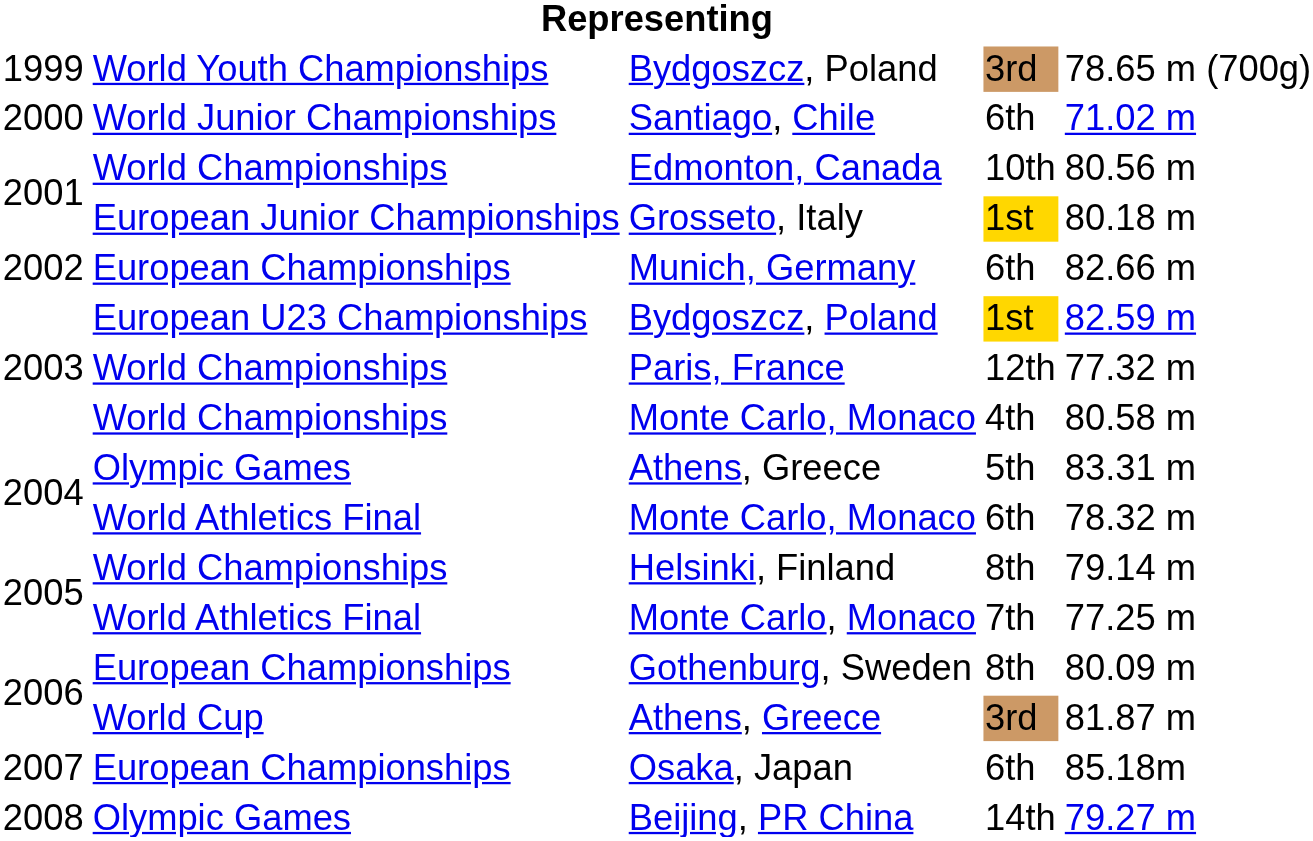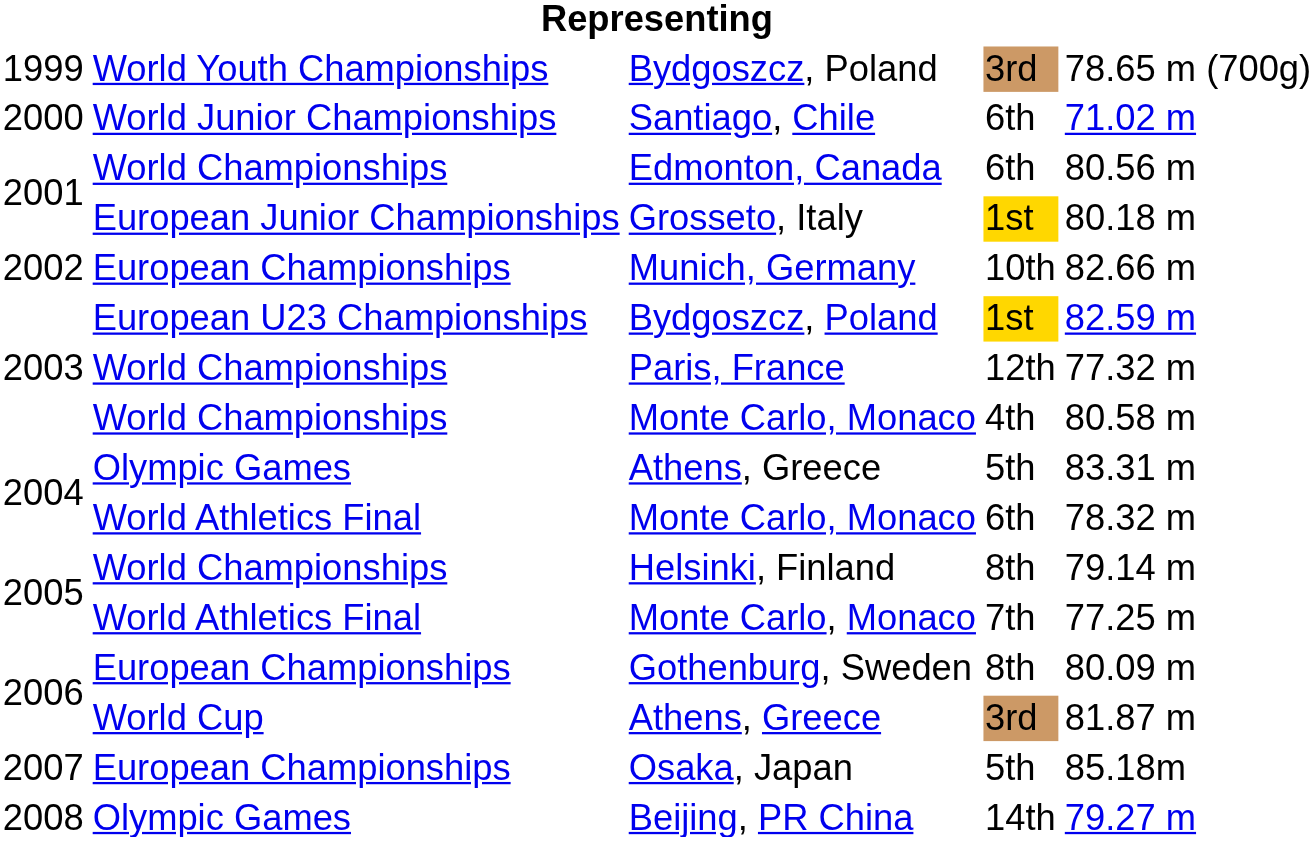(1020, 168) 10th -> (1010, 168) 6th
(1010, 268) 6th -> (1020, 268) 10th
(1010, 767) 6th -> (1010, 767) 5th
